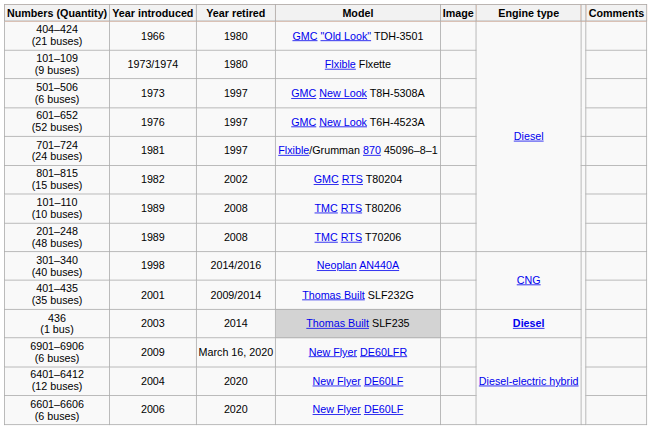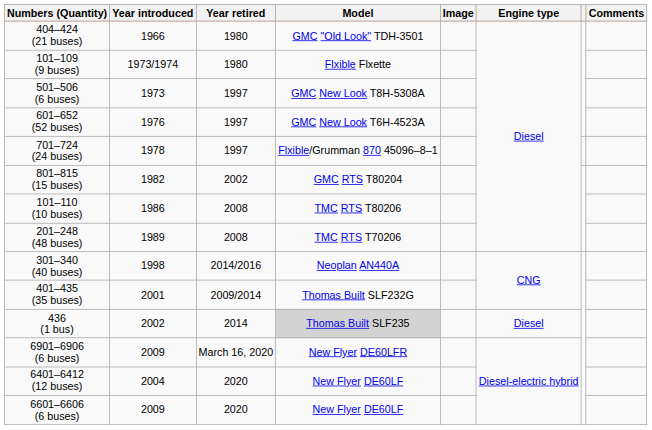(153, 150) 1981 -> (153, 150) 1978
(153, 208) 1989 -> (153, 208) 1986
(153, 323) 2003 -> (153, 323) 2002
(529, 323) bold -> (529, 323) normal
(153, 410) 2006 -> (153, 410) 2009
